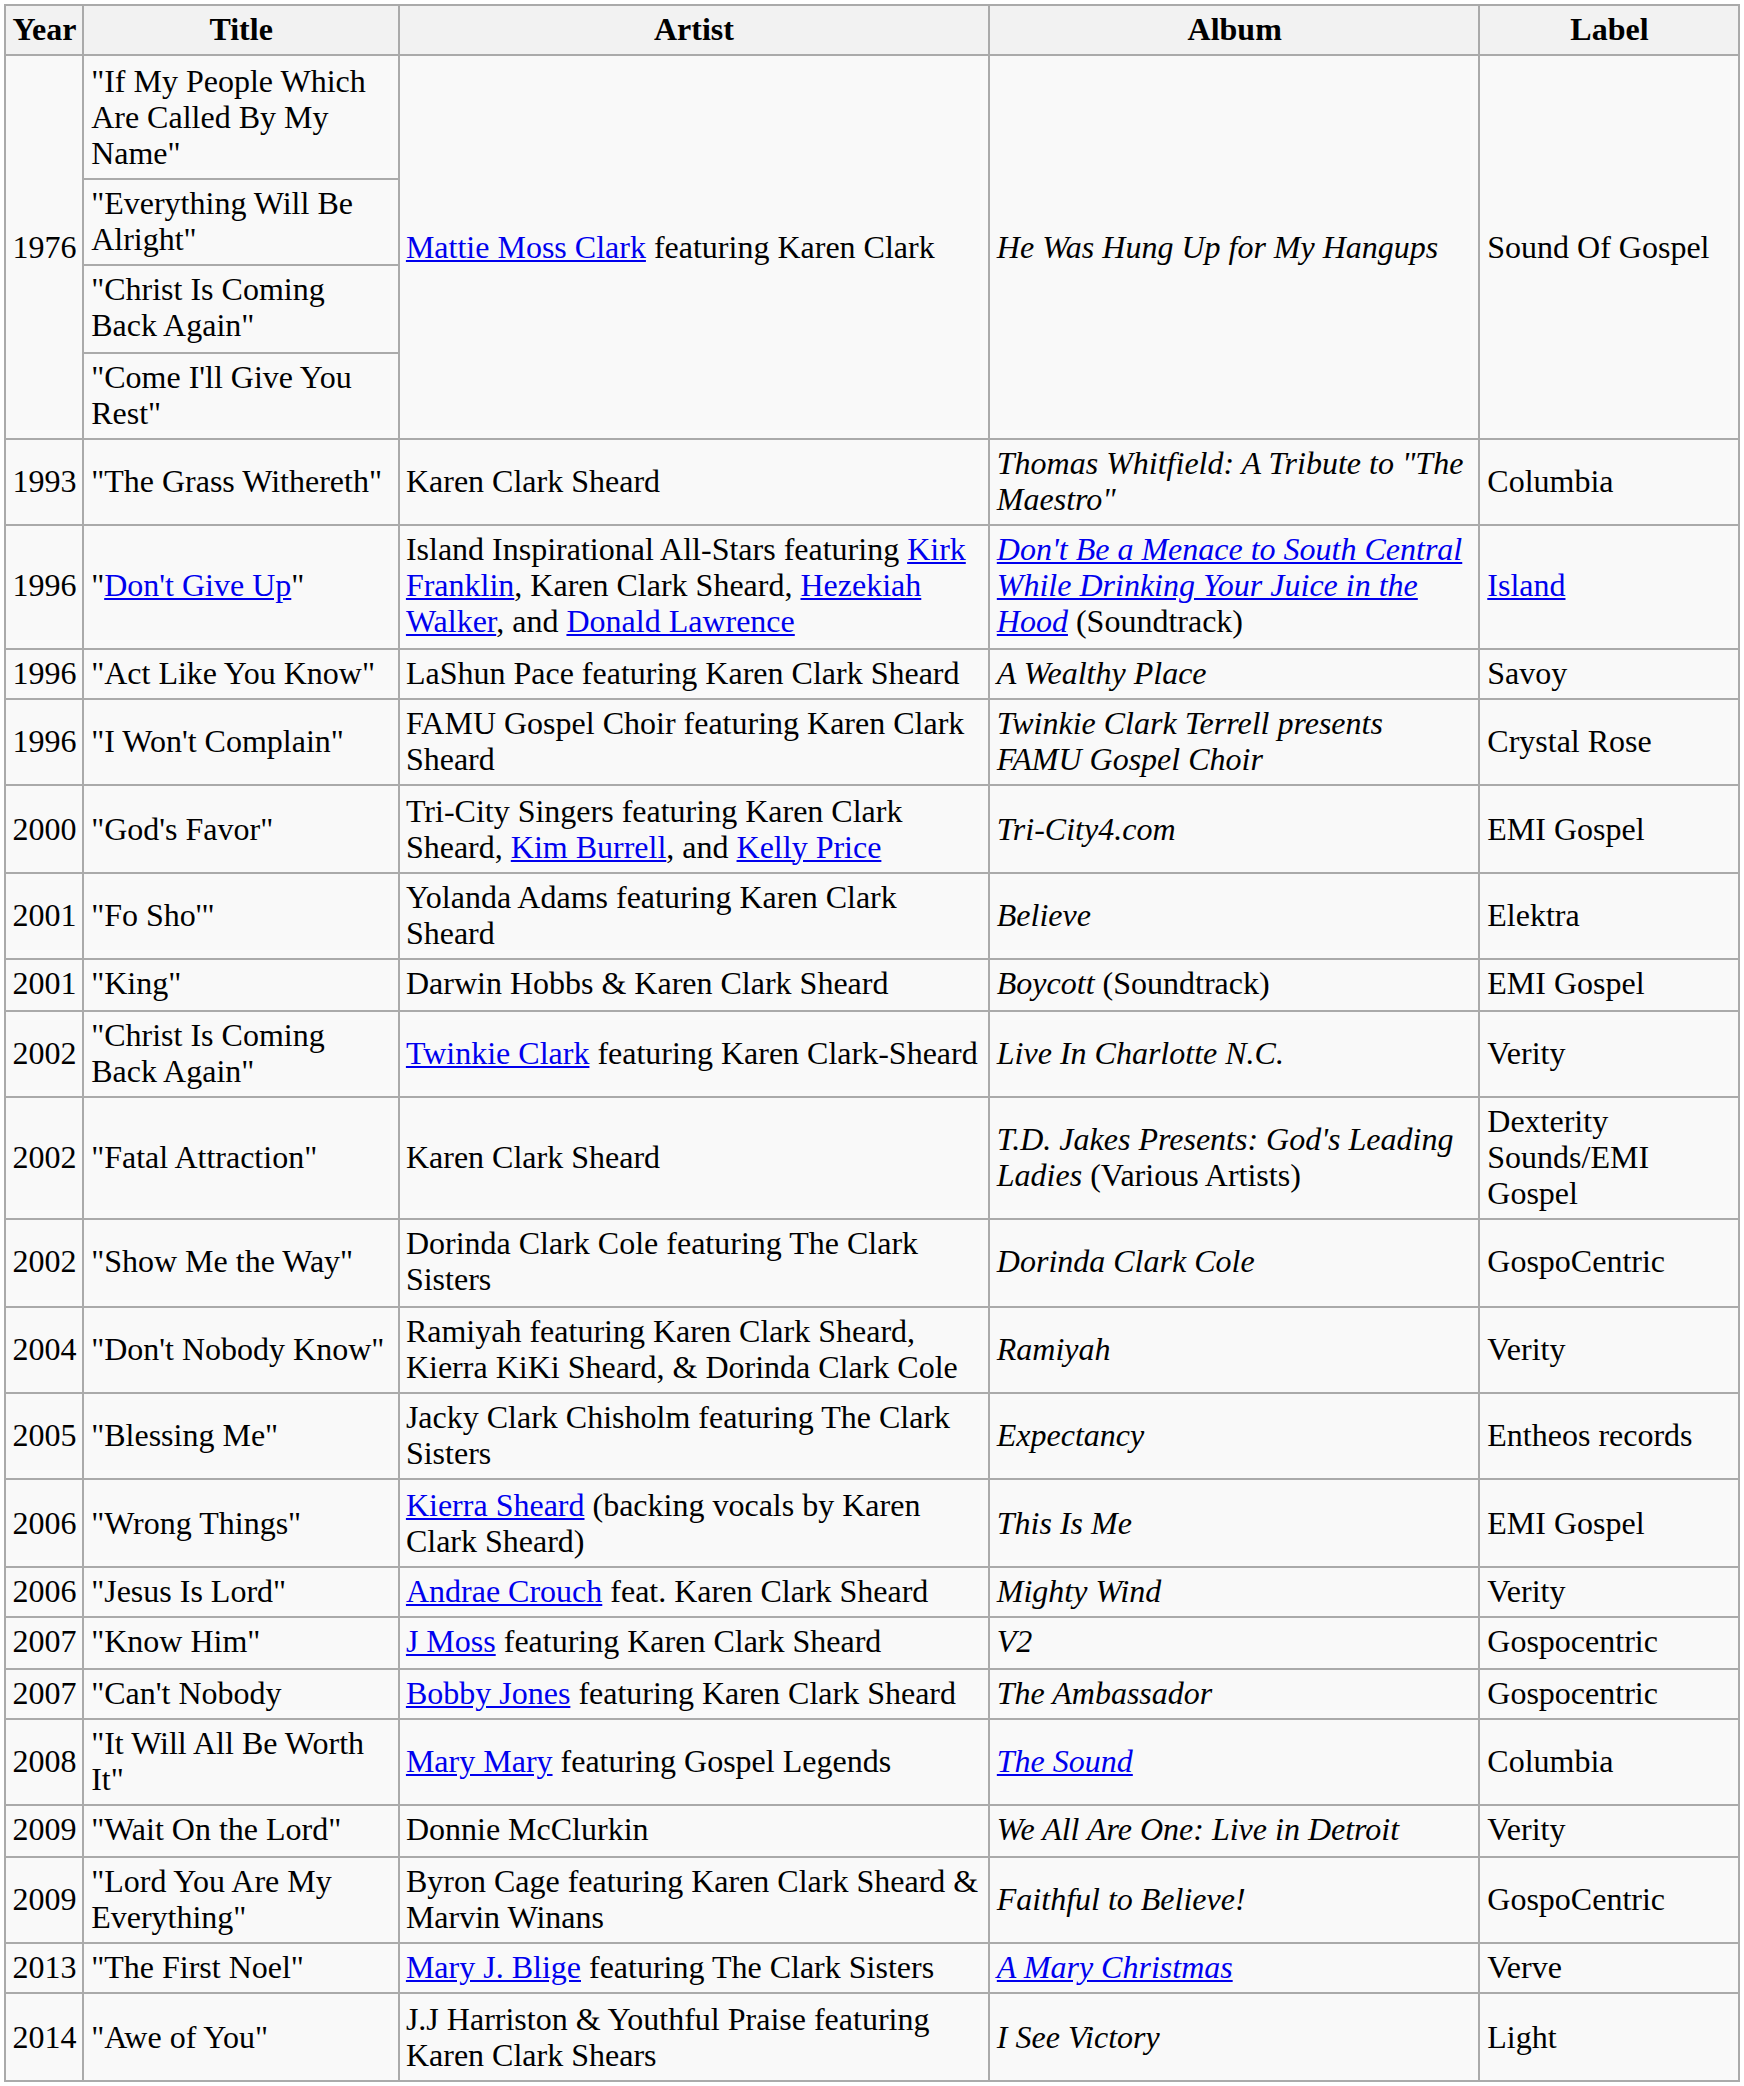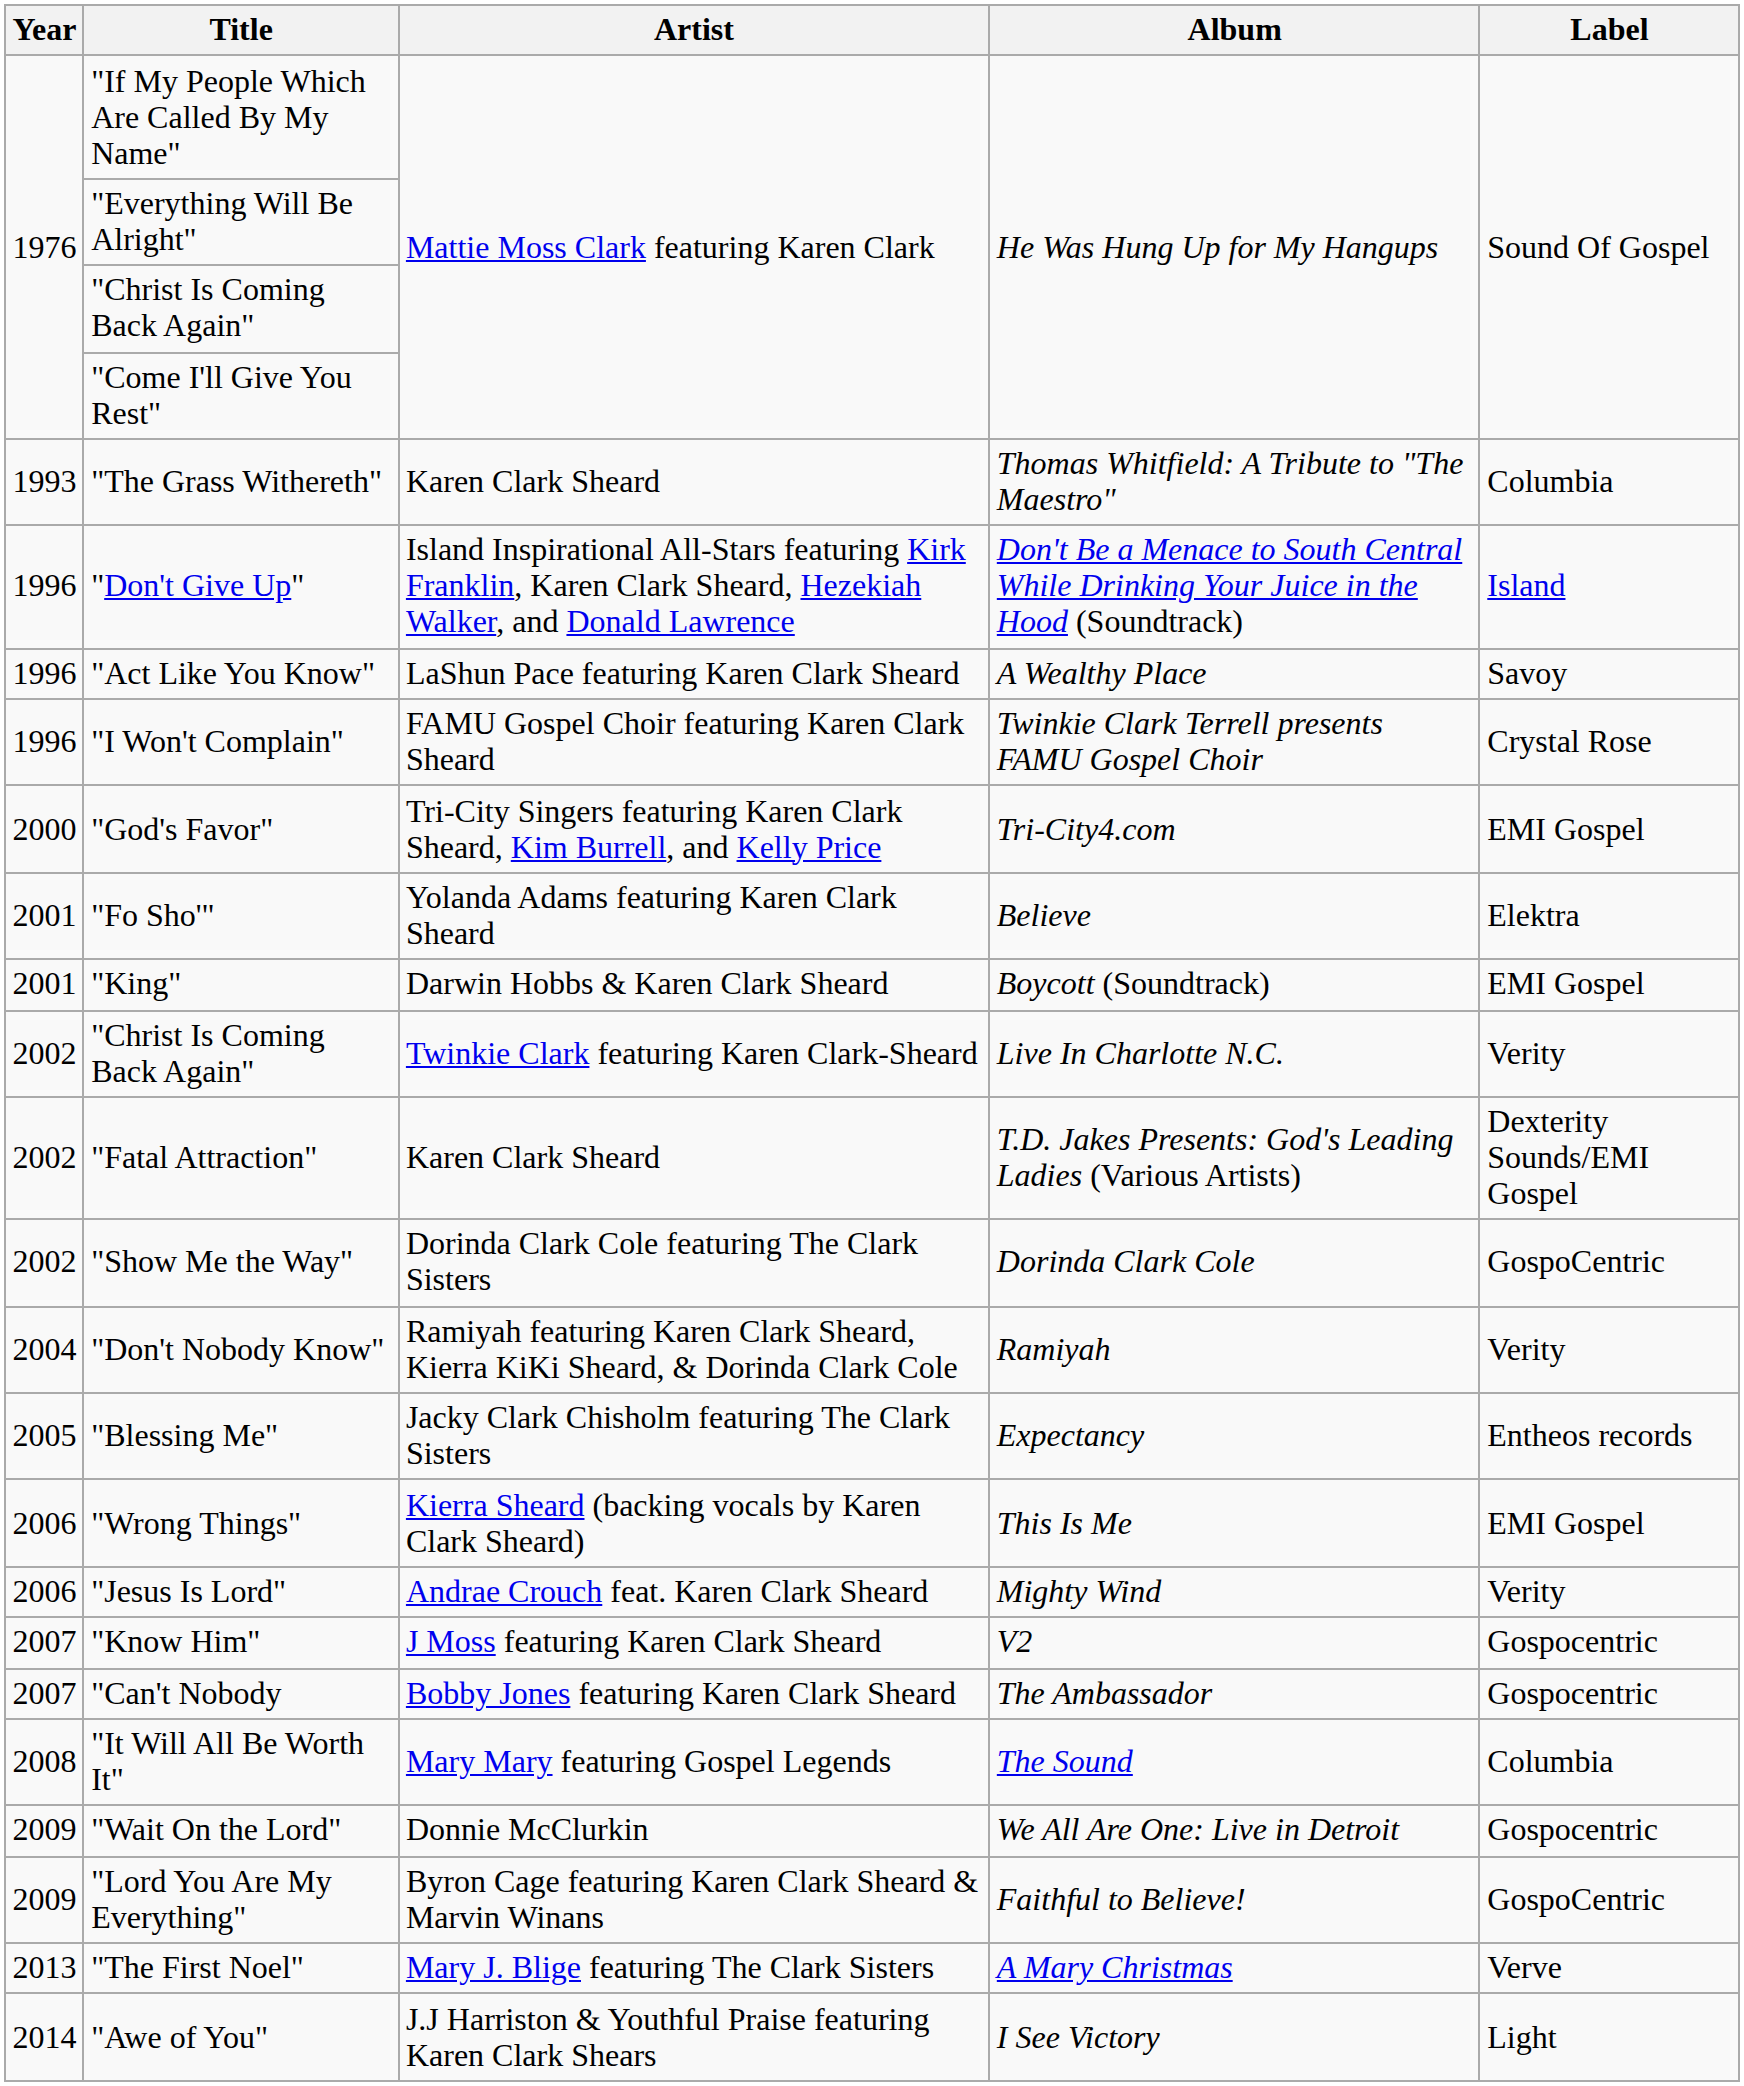(1526, 1830) Verity -> (1573, 1830) Gospocentric
